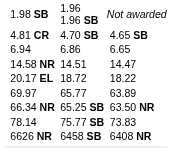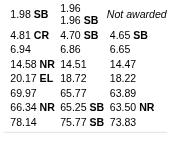- row: (5, 137)
